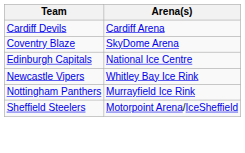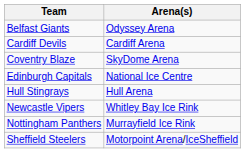+ row: (38, 28)
+ row: (38, 92)
